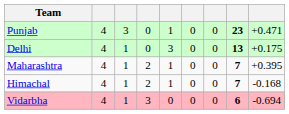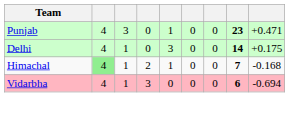(237, 48) 13 -> (237, 48) 14
- row: (34, 65)
(103, 83) no background -> (103, 65) lightgreen background
